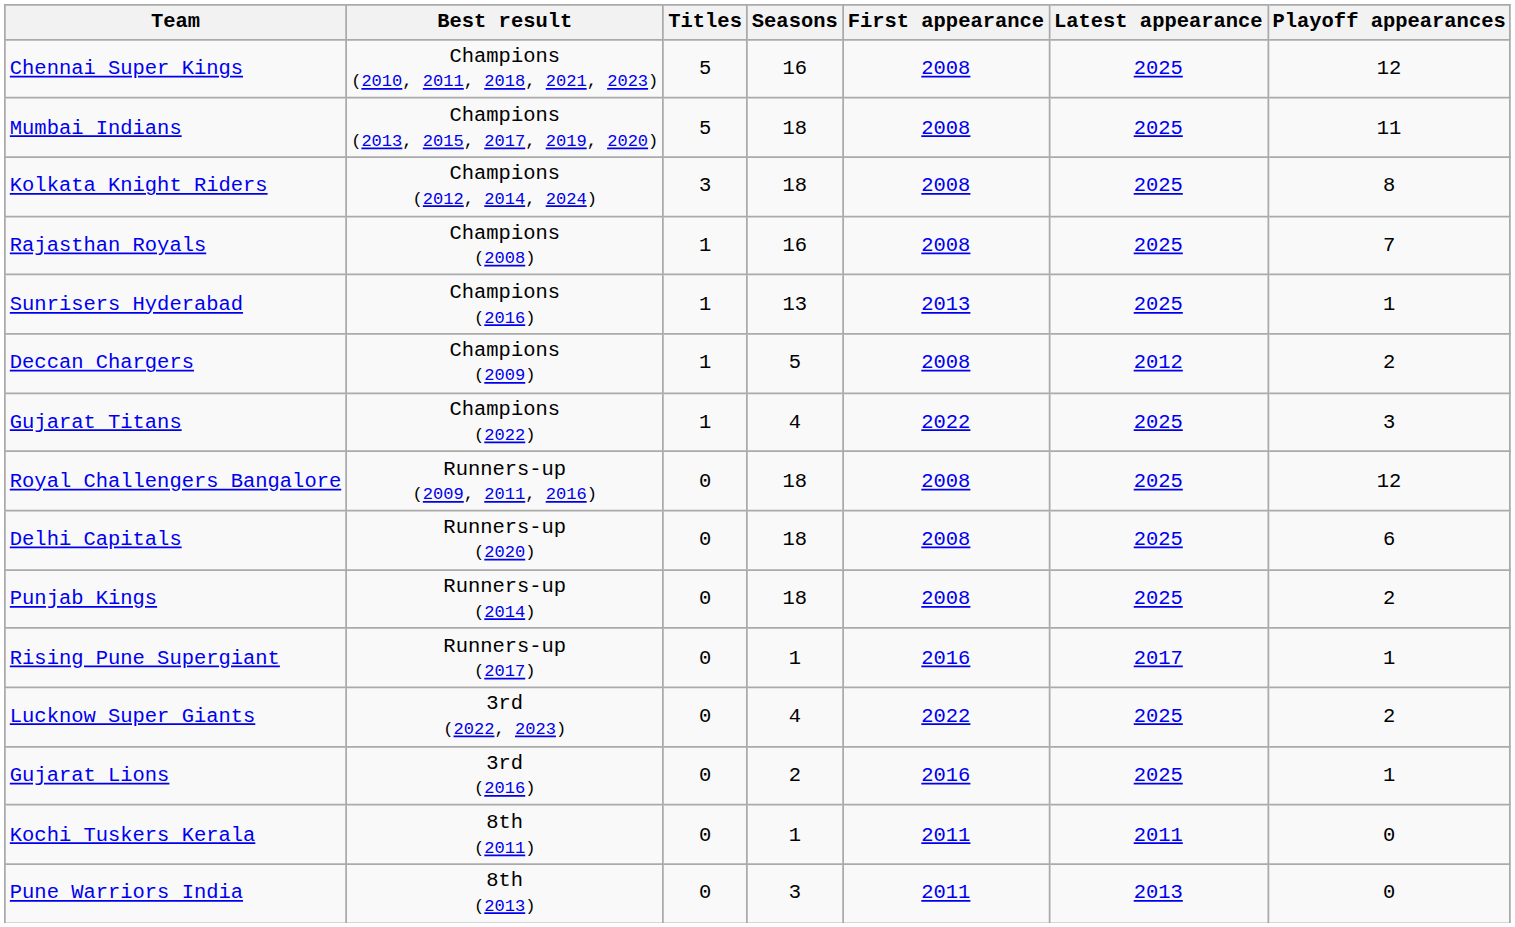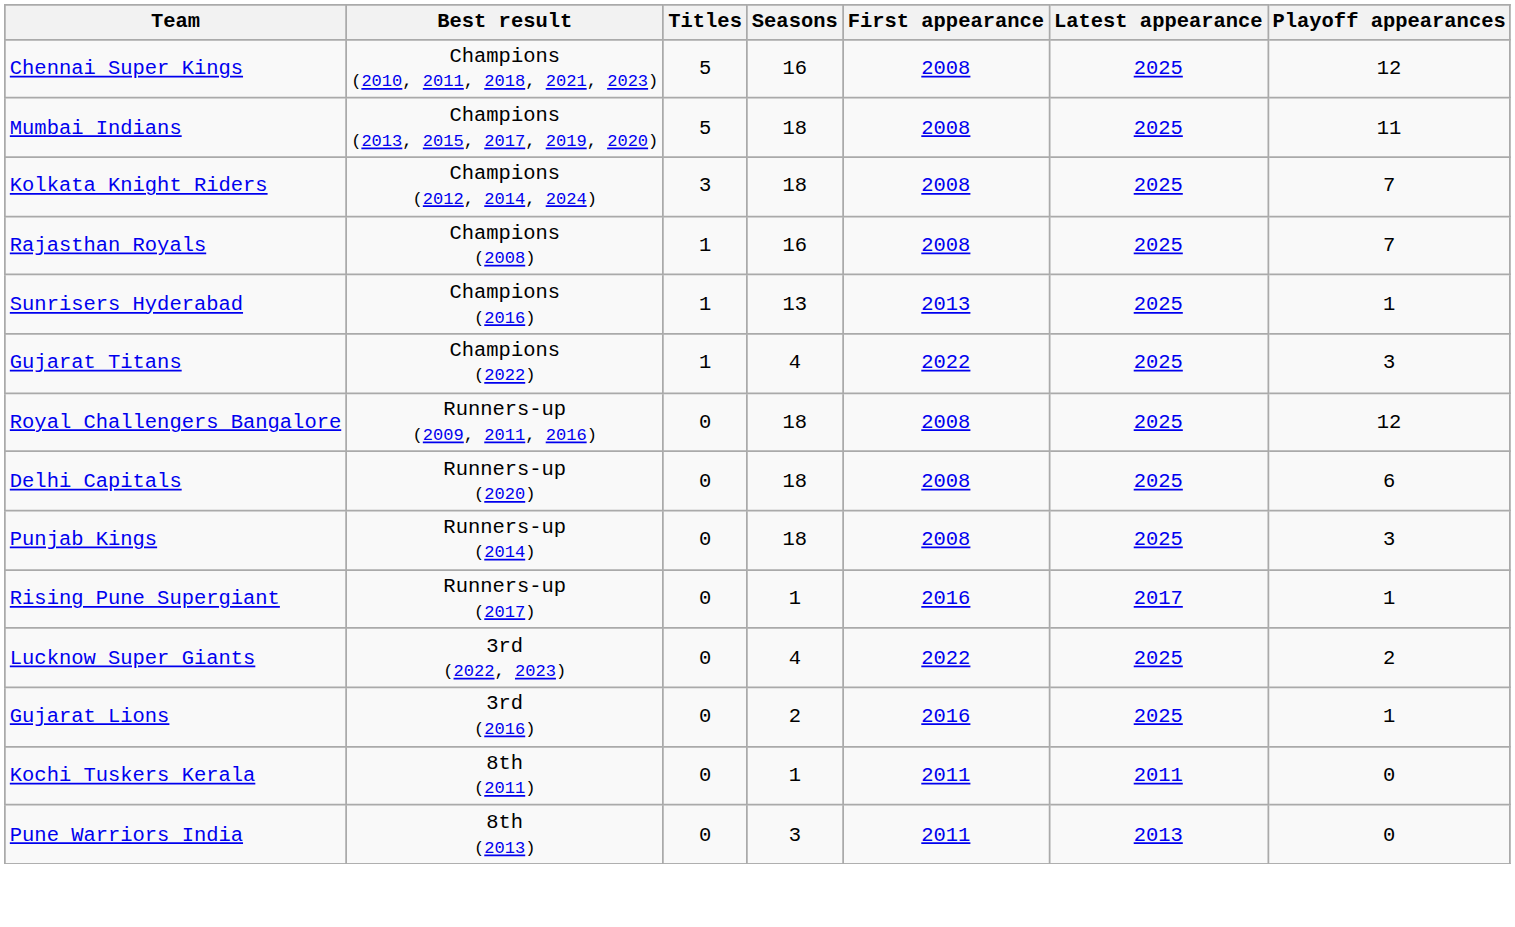(1389, 186) 8 -> (1389, 186) 7
- row: (102, 363)
(1389, 598) 2 -> (1389, 540) 3
